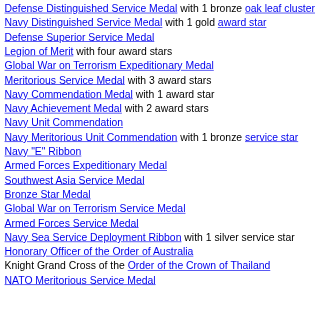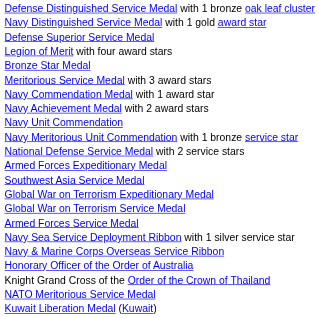rows swapped: (48, 194) <-> (109, 66)
- row: (43, 151)
+ row: (124, 151)
+ row: (114, 252)
+ row: (81, 309)
